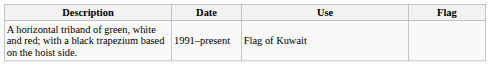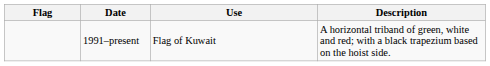columns swapped: (447, 12) <-> (88, 12)
